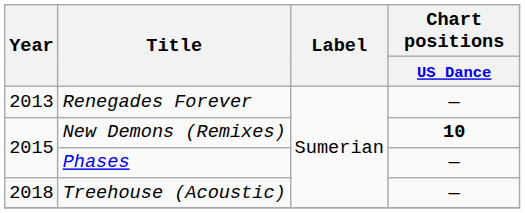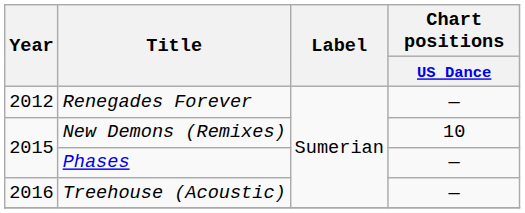(31, 102) 2013 -> (31, 102) 2012
(454, 132) bold -> (454, 132) normal
(31, 193) 2018 -> (31, 193) 2016
